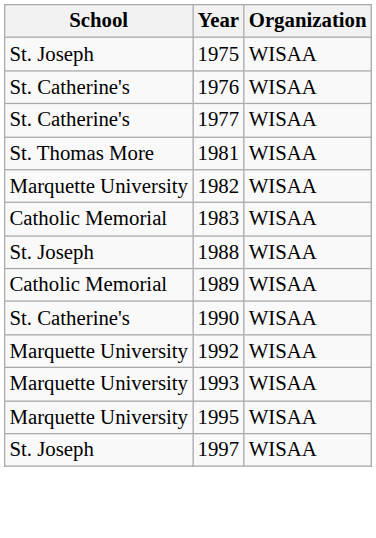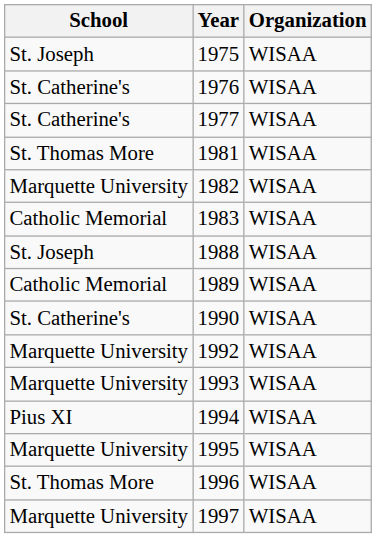+ row: (218, 416)
+ row: (218, 482)
(52, 449) St. Joseph -> (99, 515) Marquette University
